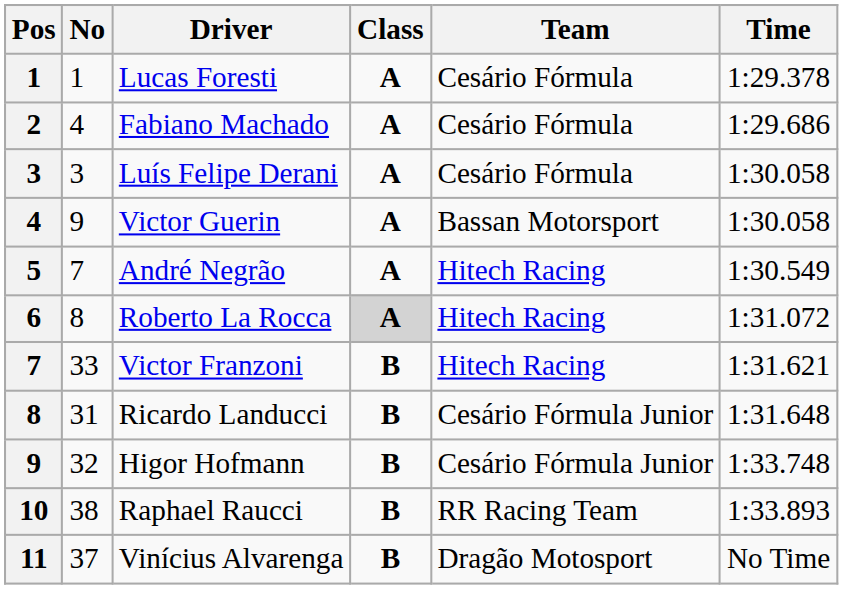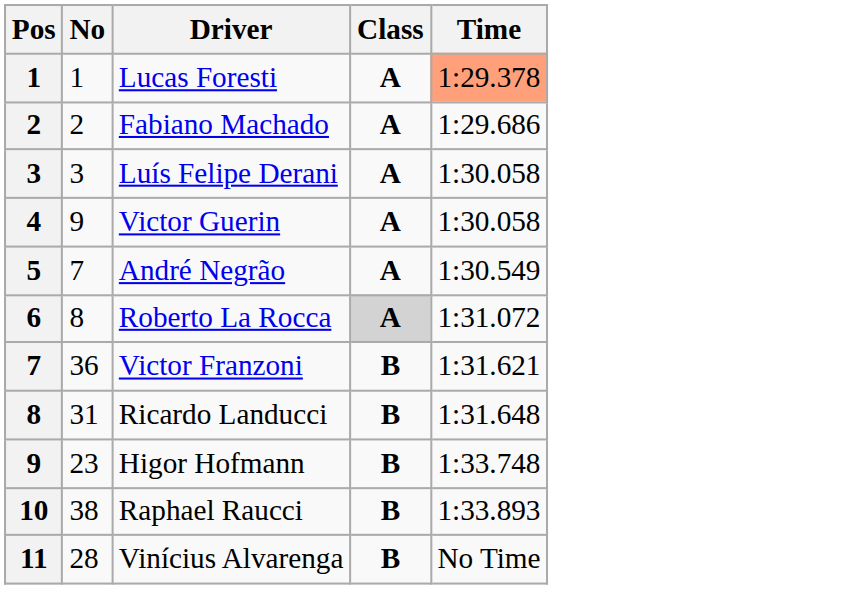- column: (575, 28)
(779, 77) no background -> (489, 77) lightsalmon background
(77, 125) 4 -> (77, 125) 2
(84, 366) 33 -> (84, 366) 36
(84, 462) 32 -> (84, 462) 23
(84, 559) 37 -> (84, 559) 28
